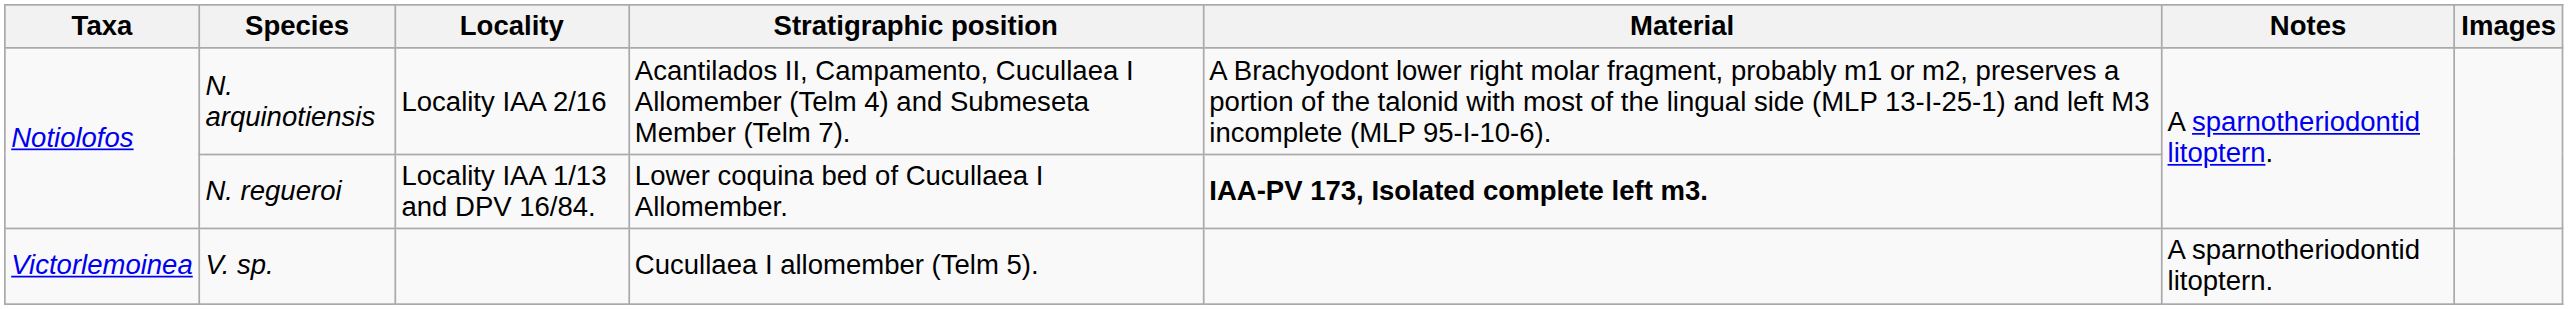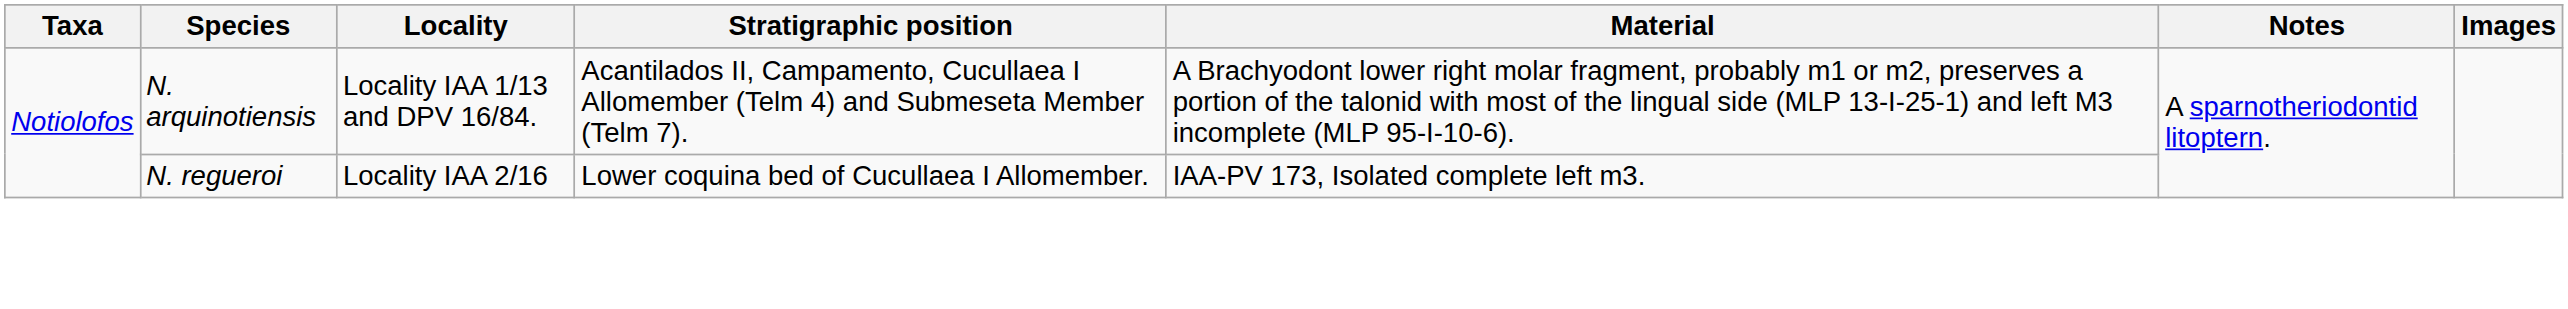(504, 100) Locality IAA 2/16 -> (445, 100) Locality IAA 1/13 and DPV 16/84.
(504, 191) Locality IAA 1/13 and DPV 16/84. -> (445, 175) Locality IAA 2/16
(1459, 191) bold -> (1409, 175) normal
- row: (240, 265)
